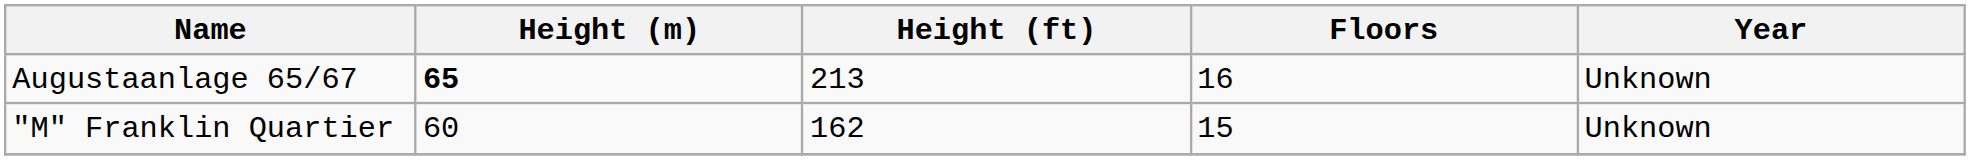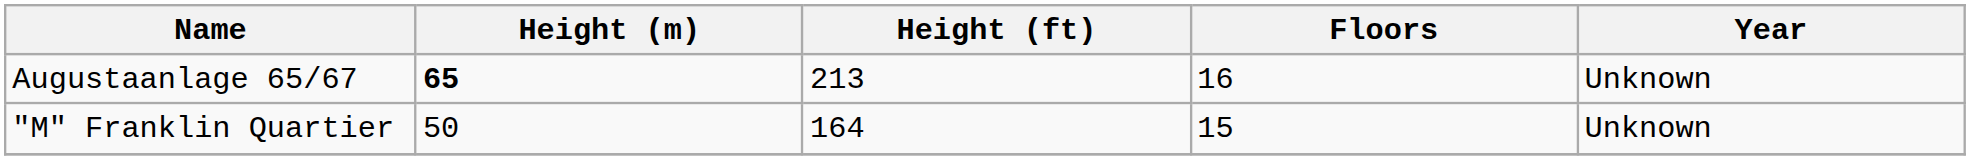(441, 129) 60 -> (441, 129) 50
(837, 129) 162 -> (837, 129) 164
